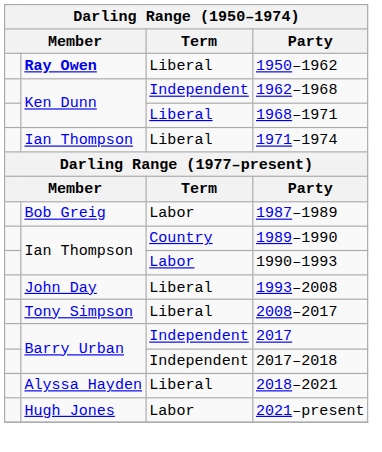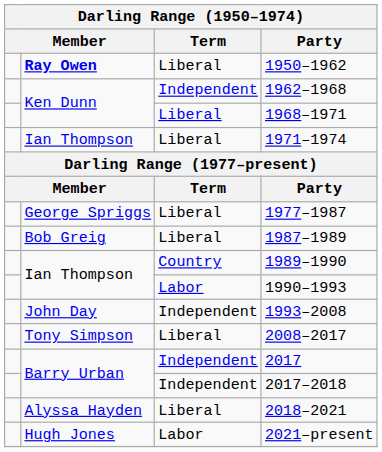+ row: (306, 213)
(172, 213) Labor -> (190, 238) Liberal
(181, 287) Liberal -> (208, 312) Independent
